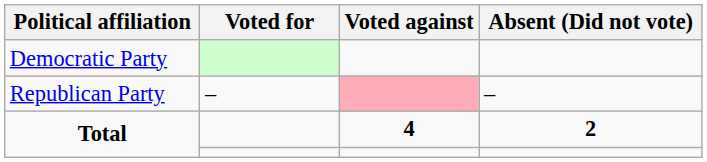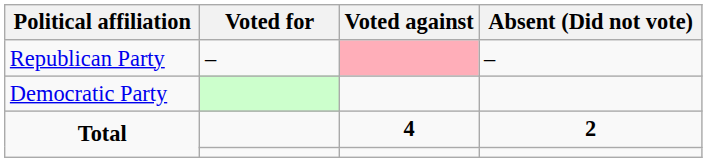rows swapped: (89, 57) <-> (87, 93)
